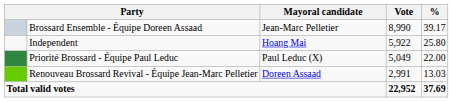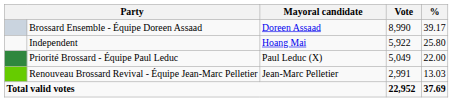(300, 27) Jean-Marc Pelletier -> (291, 27) Doreen Assaad
(291, 74) Doreen Assaad -> (300, 74) Jean-Marc Pelletier
